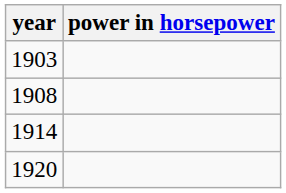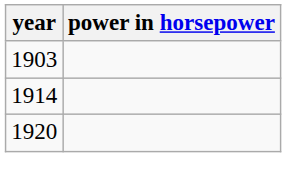- row: (34, 95)
